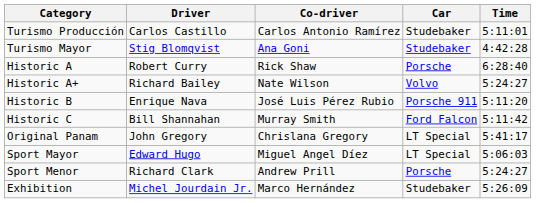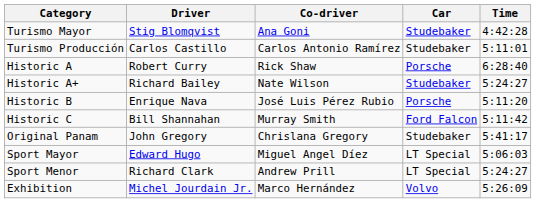rows swapped: (49, 48) <-> (65, 31)
(422, 84) Volvo -> (438, 84) Studebaker
(441, 101) Porsche 911 -> (428, 101) Porsche
(438, 136) LT Special -> (438, 136) Studebaker
(428, 171) Porsche -> (438, 171) LT Special
(438, 189) Studebaker -> (422, 189) Volvo
